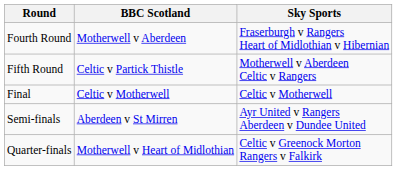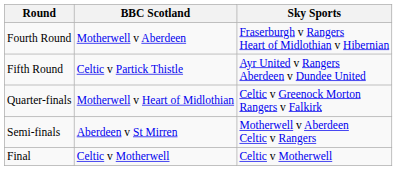(294, 69) Motherwell v Aberdeen Celtic v Rangers -> (303, 69) Ayr United v Rangers Aberdeen v Dundee United
rows swapped: (39, 150) <-> (19, 94)
(303, 119) Ayr United v Rangers Aberdeen v Dundee United -> (294, 132) Motherwell v Aberdeen Celtic v Rangers
